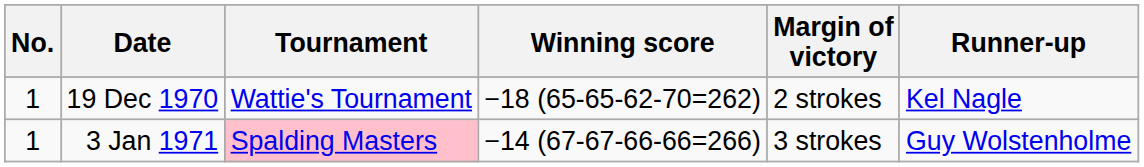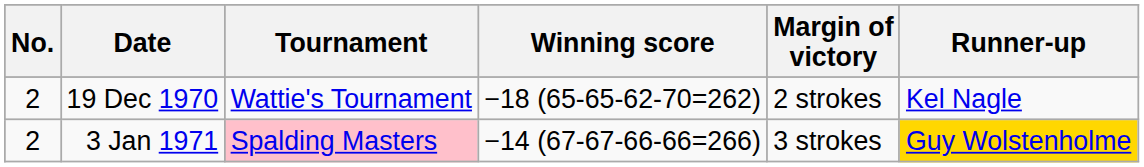(33, 99) 1 -> (33, 99) 2
(33, 141) 1 -> (33, 141) 2
(1019, 141) no background -> (1019, 141) gold background
